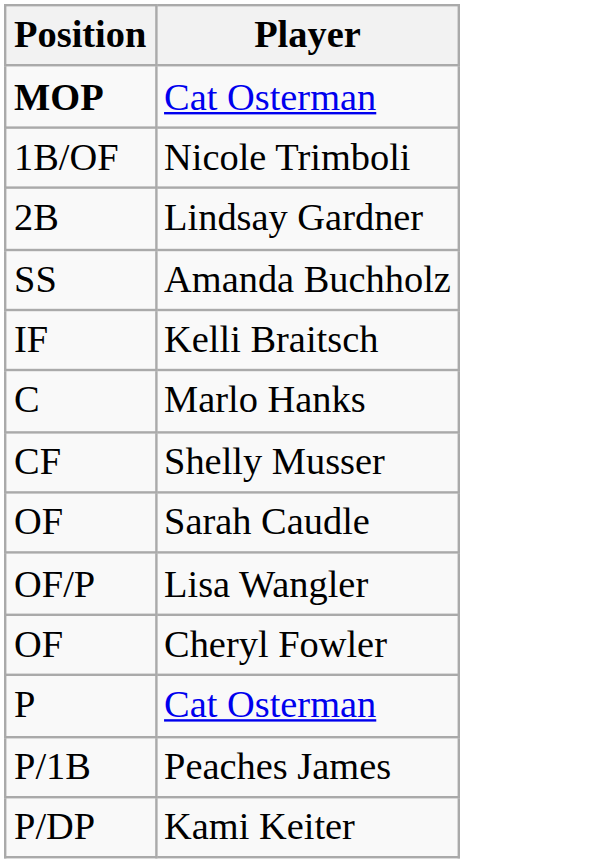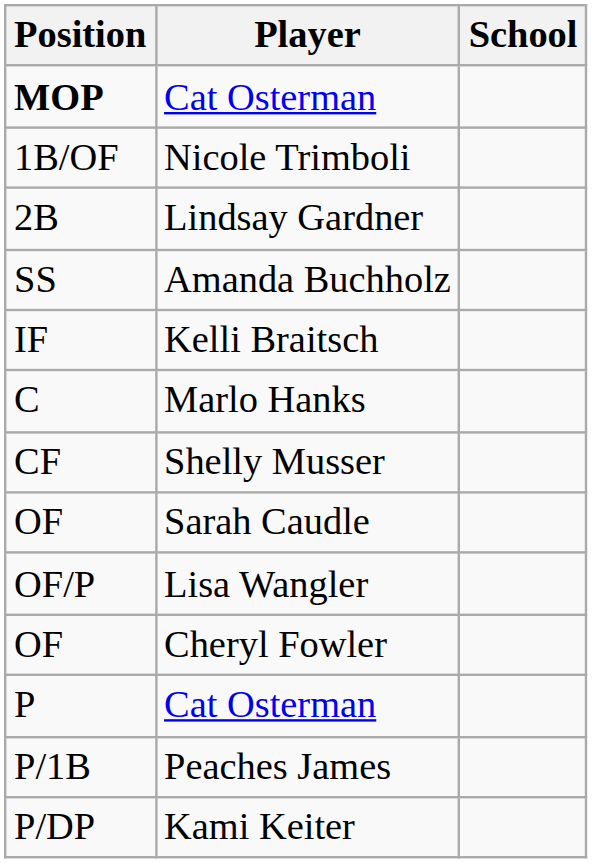+ column: (523, 34)
